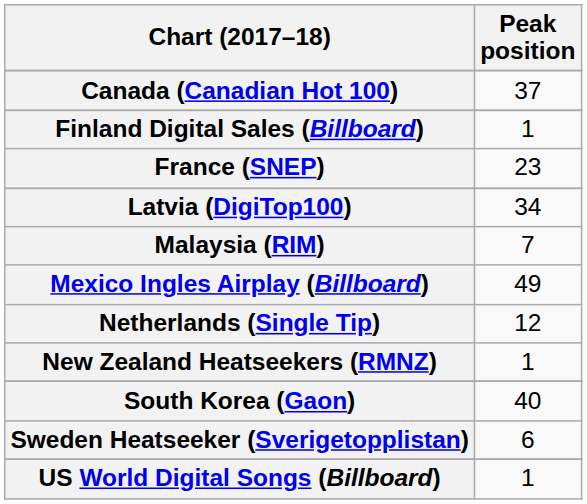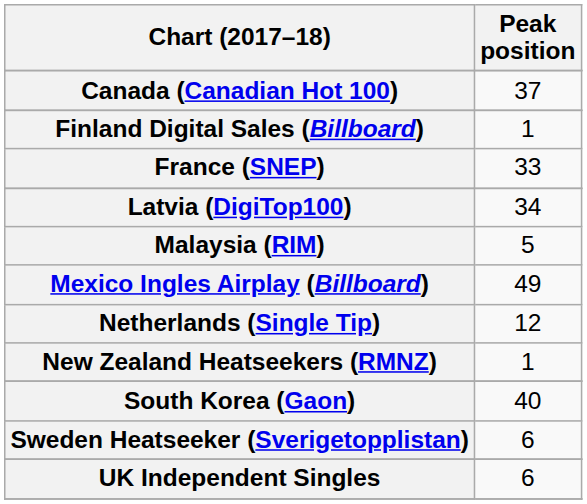(528, 167) 23 -> (528, 167) 33
(528, 245) 7 -> (528, 245) 5
+ row: (240, 478)
- row: (240, 478)
